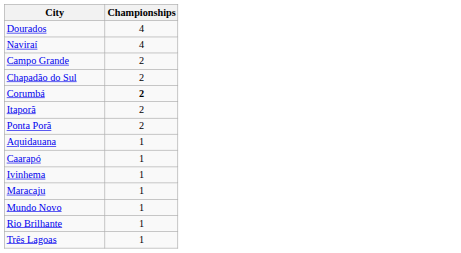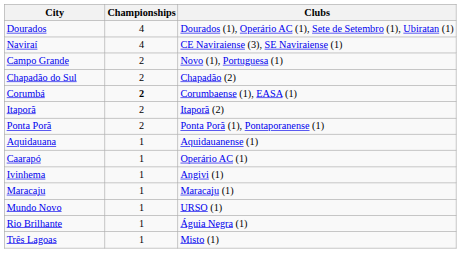+ column: (317, 12)
